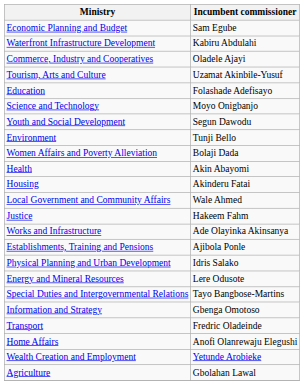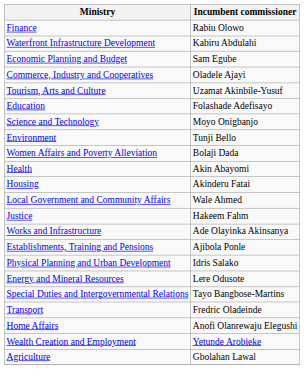+ row: (22, 28)
rows swapped: (67, 28) <-> (81, 44)
- row: (66, 122)
- row: (54, 310)
